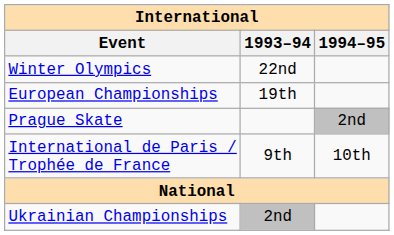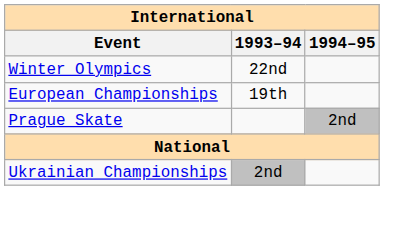- row: (123, 156)
